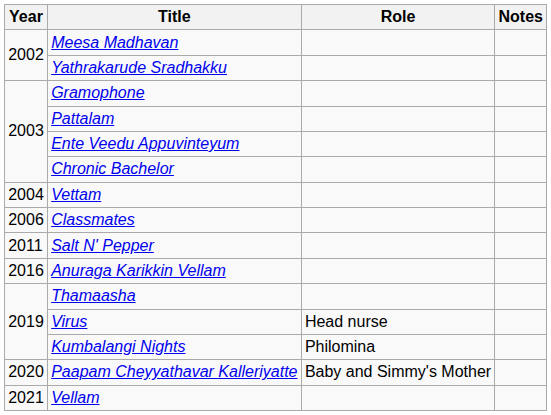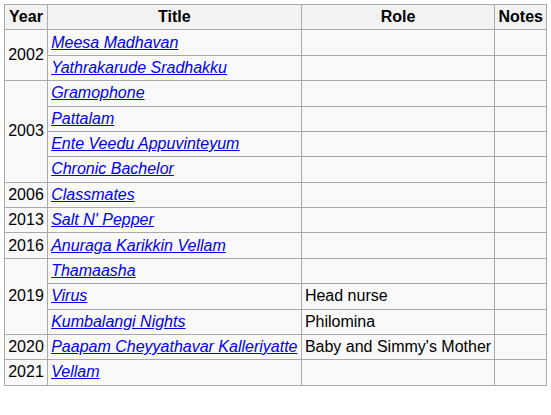- row: (76, 194)
(25, 245) 2011 -> (26, 220) 2013
